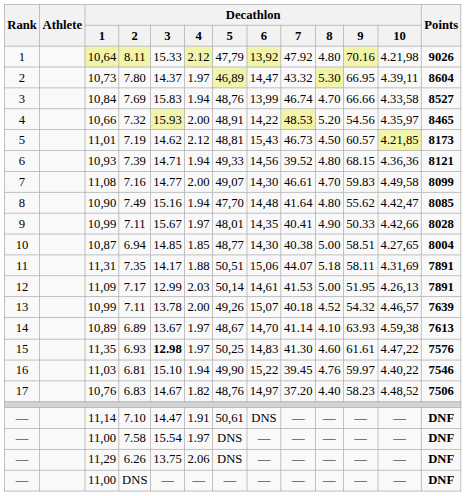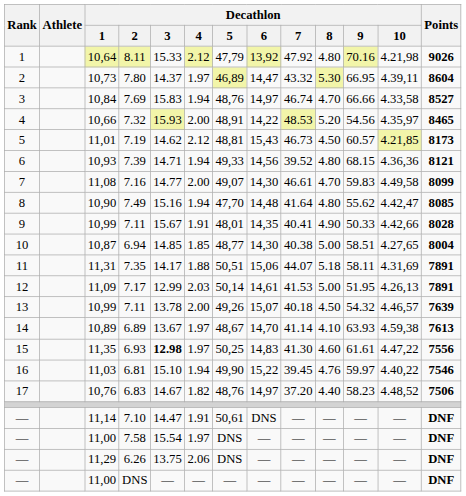(264, 98) 13,99 -> (264, 98) 14,97
(199, 223) 1.97 -> (199, 223) 1.91
(329, 307) 4.52 -> (329, 307) 4.50
(441, 348) 7576 -> (441, 348) 7556
